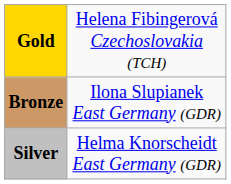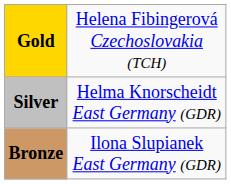rows swapped: (36, 153) <-> (36, 102)
